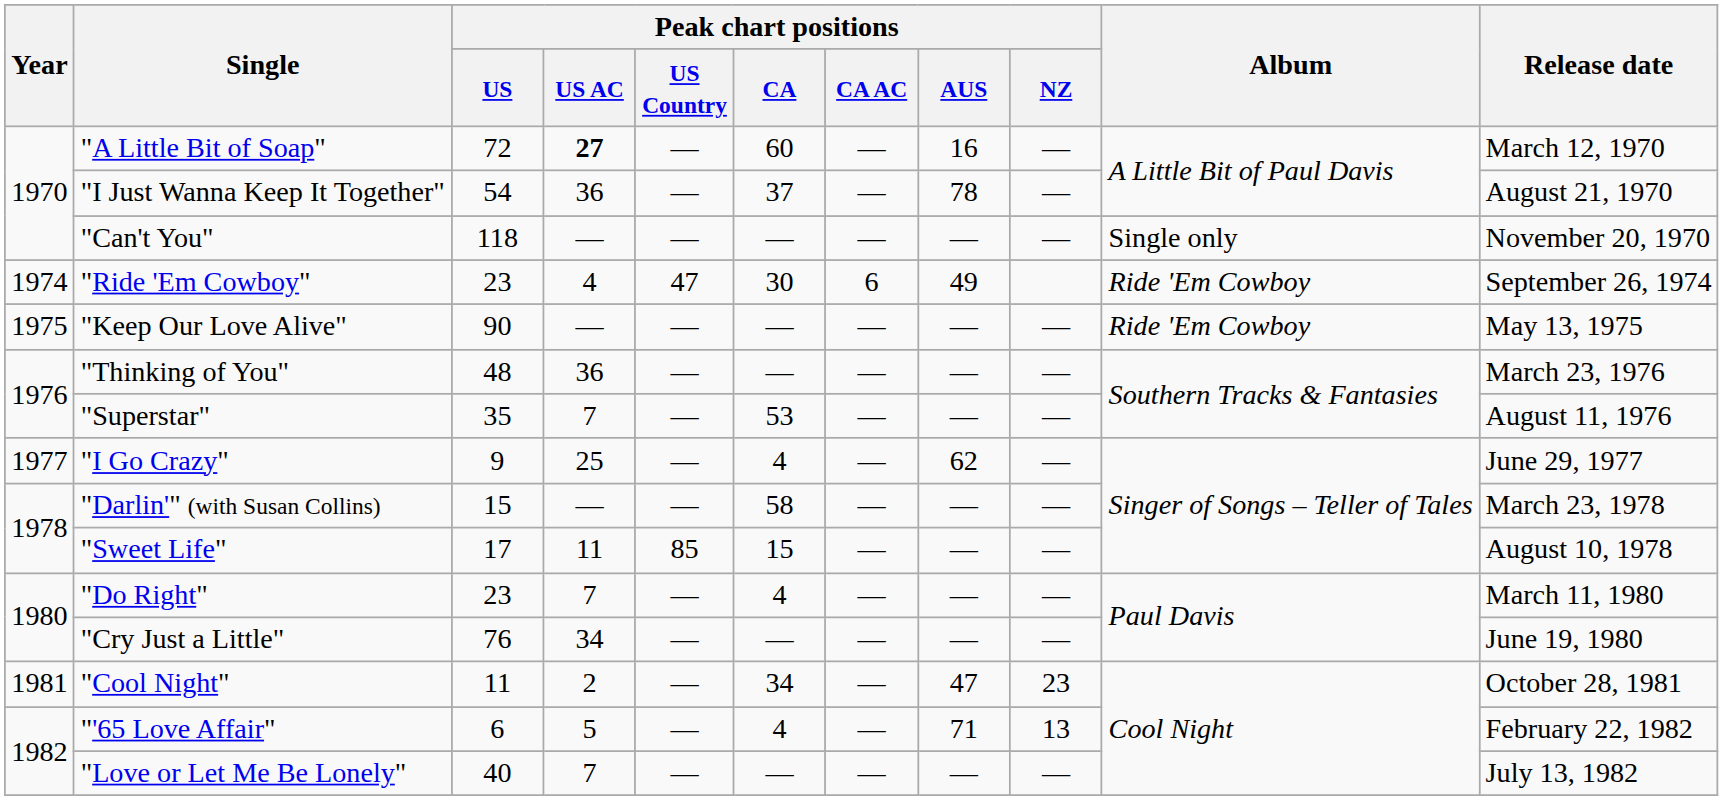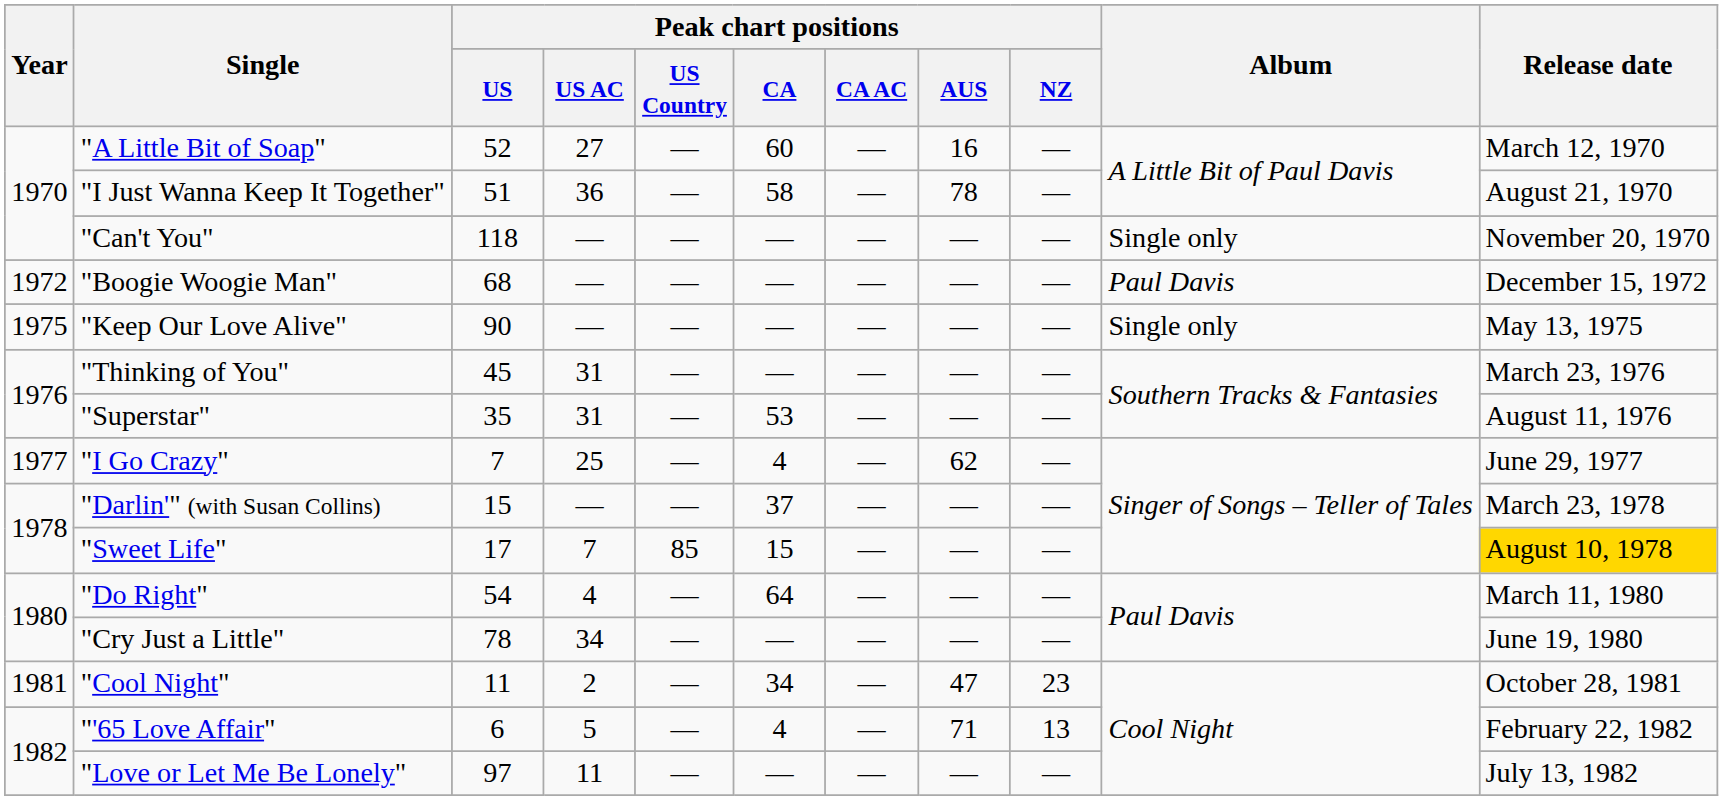(497, 147) 72 -> (497, 147) 52
(590, 147) bold -> (590, 147) normal
(497, 192) 54 -> (497, 192) 51
(779, 192) 37 -> (779, 192) 58
+ row: (209, 281)
- row: (196, 281)
(1209, 326) Ride 'Em Cowboy -> (1173, 326) Single only
(497, 371) 48 -> (497, 371) 45
(590, 371) 36 -> (590, 371) 31
(590, 415) 7 -> (590, 415) 31
(497, 460) 9 -> (497, 460) 7
(779, 505) 58 -> (779, 505) 37
(590, 549) 11 -> (590, 549) 7
(1579, 549) no background -> (1579, 549) gold background
(497, 594) 23 -> (497, 594) 54
(590, 594) 7 -> (590, 594) 4
(779, 594) 4 -> (779, 594) 64
(497, 639) 76 -> (497, 639) 78
(497, 773) 40 -> (497, 773) 97
(590, 773) 7 -> (590, 773) 11
